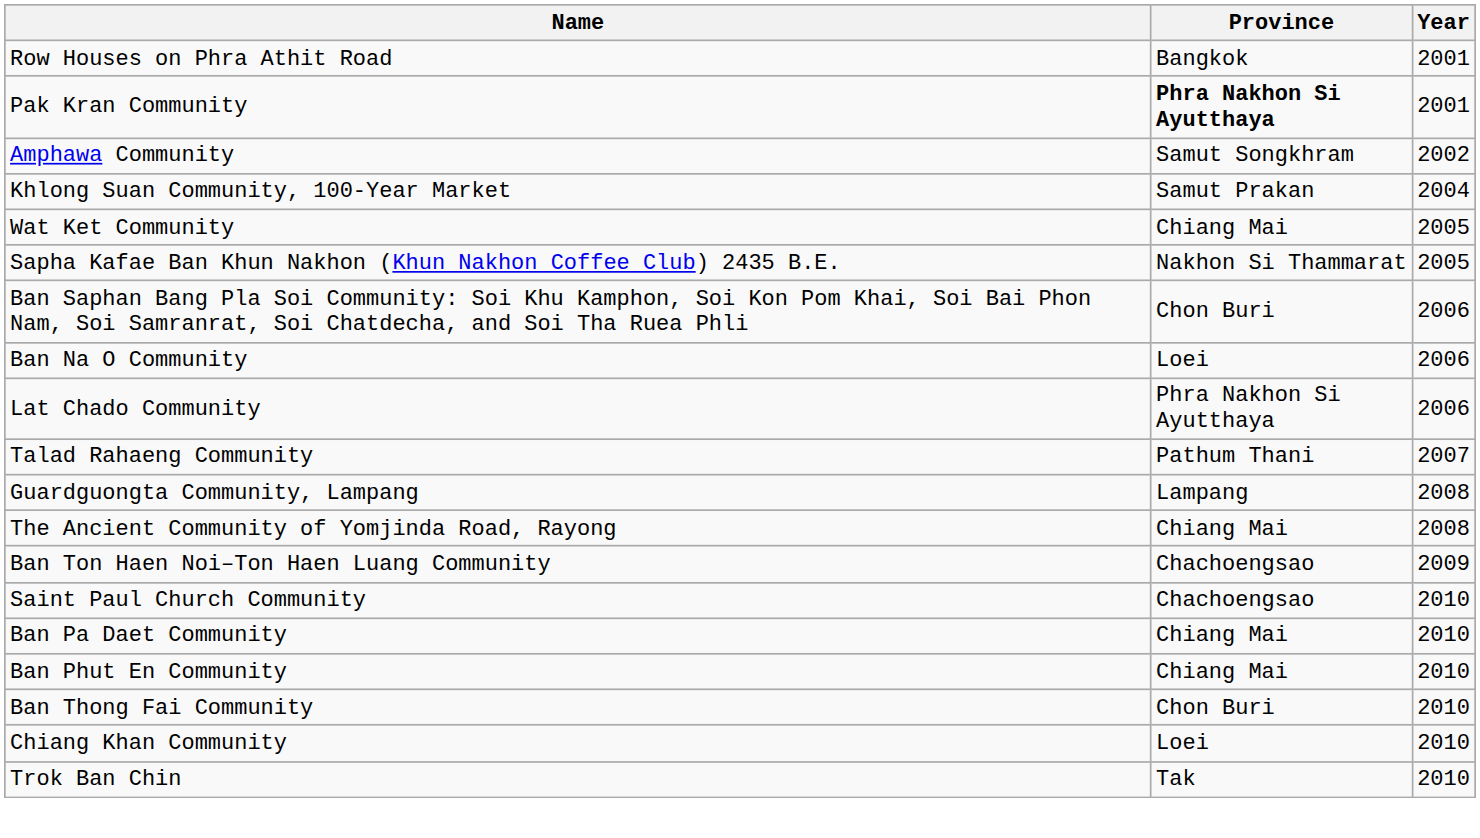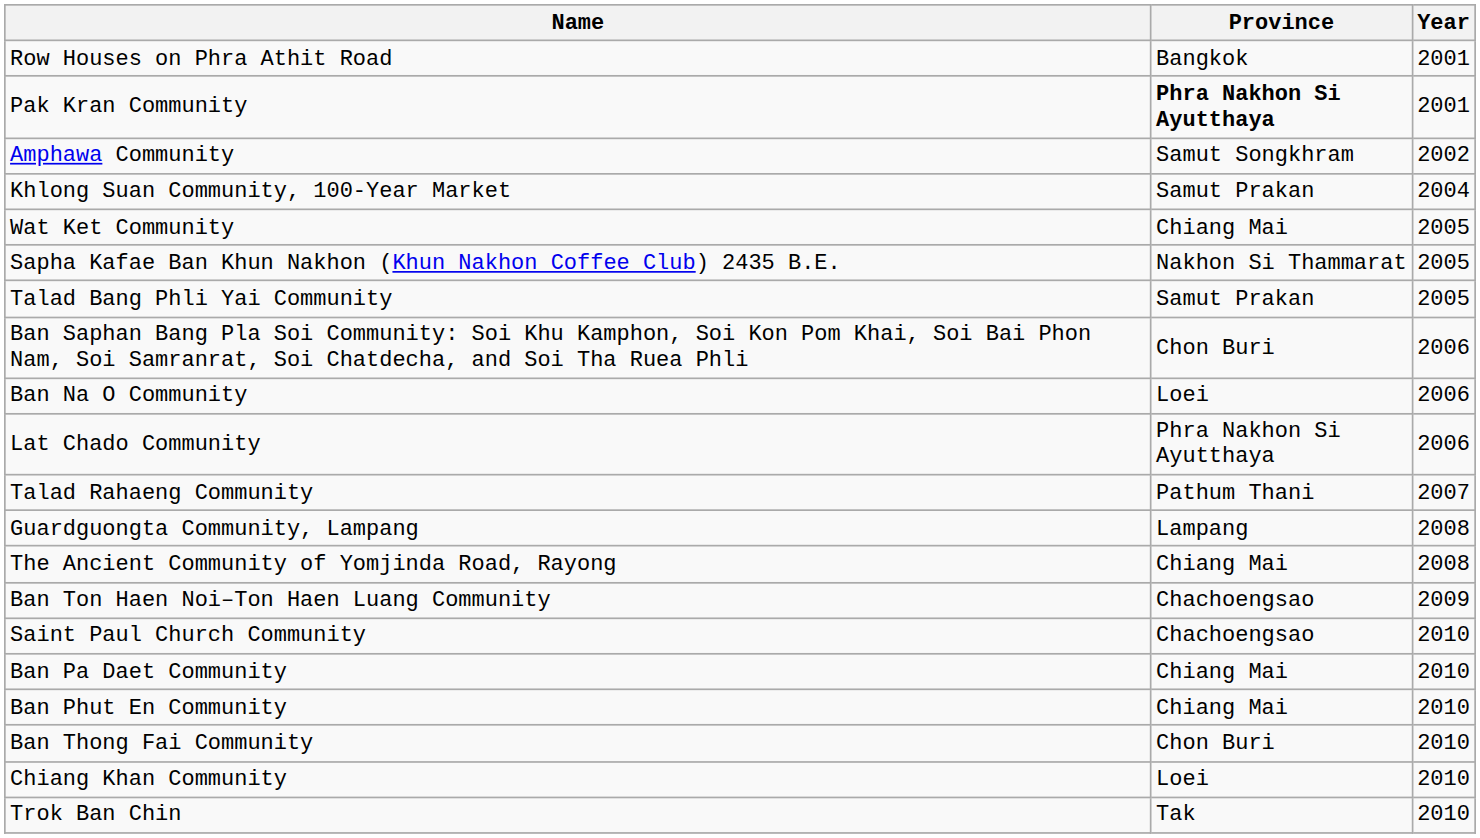+ row: (201, 299)
